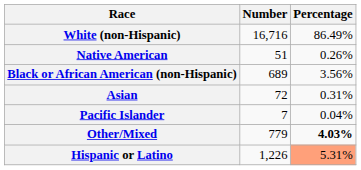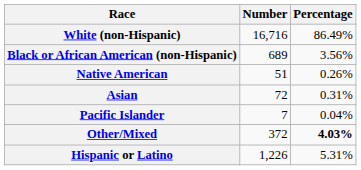rows swapped: (122, 74) <-> (122, 54)
(278, 134) 779 -> (278, 134) 372
(336, 154) lightsalmon background -> (336, 154) no background
